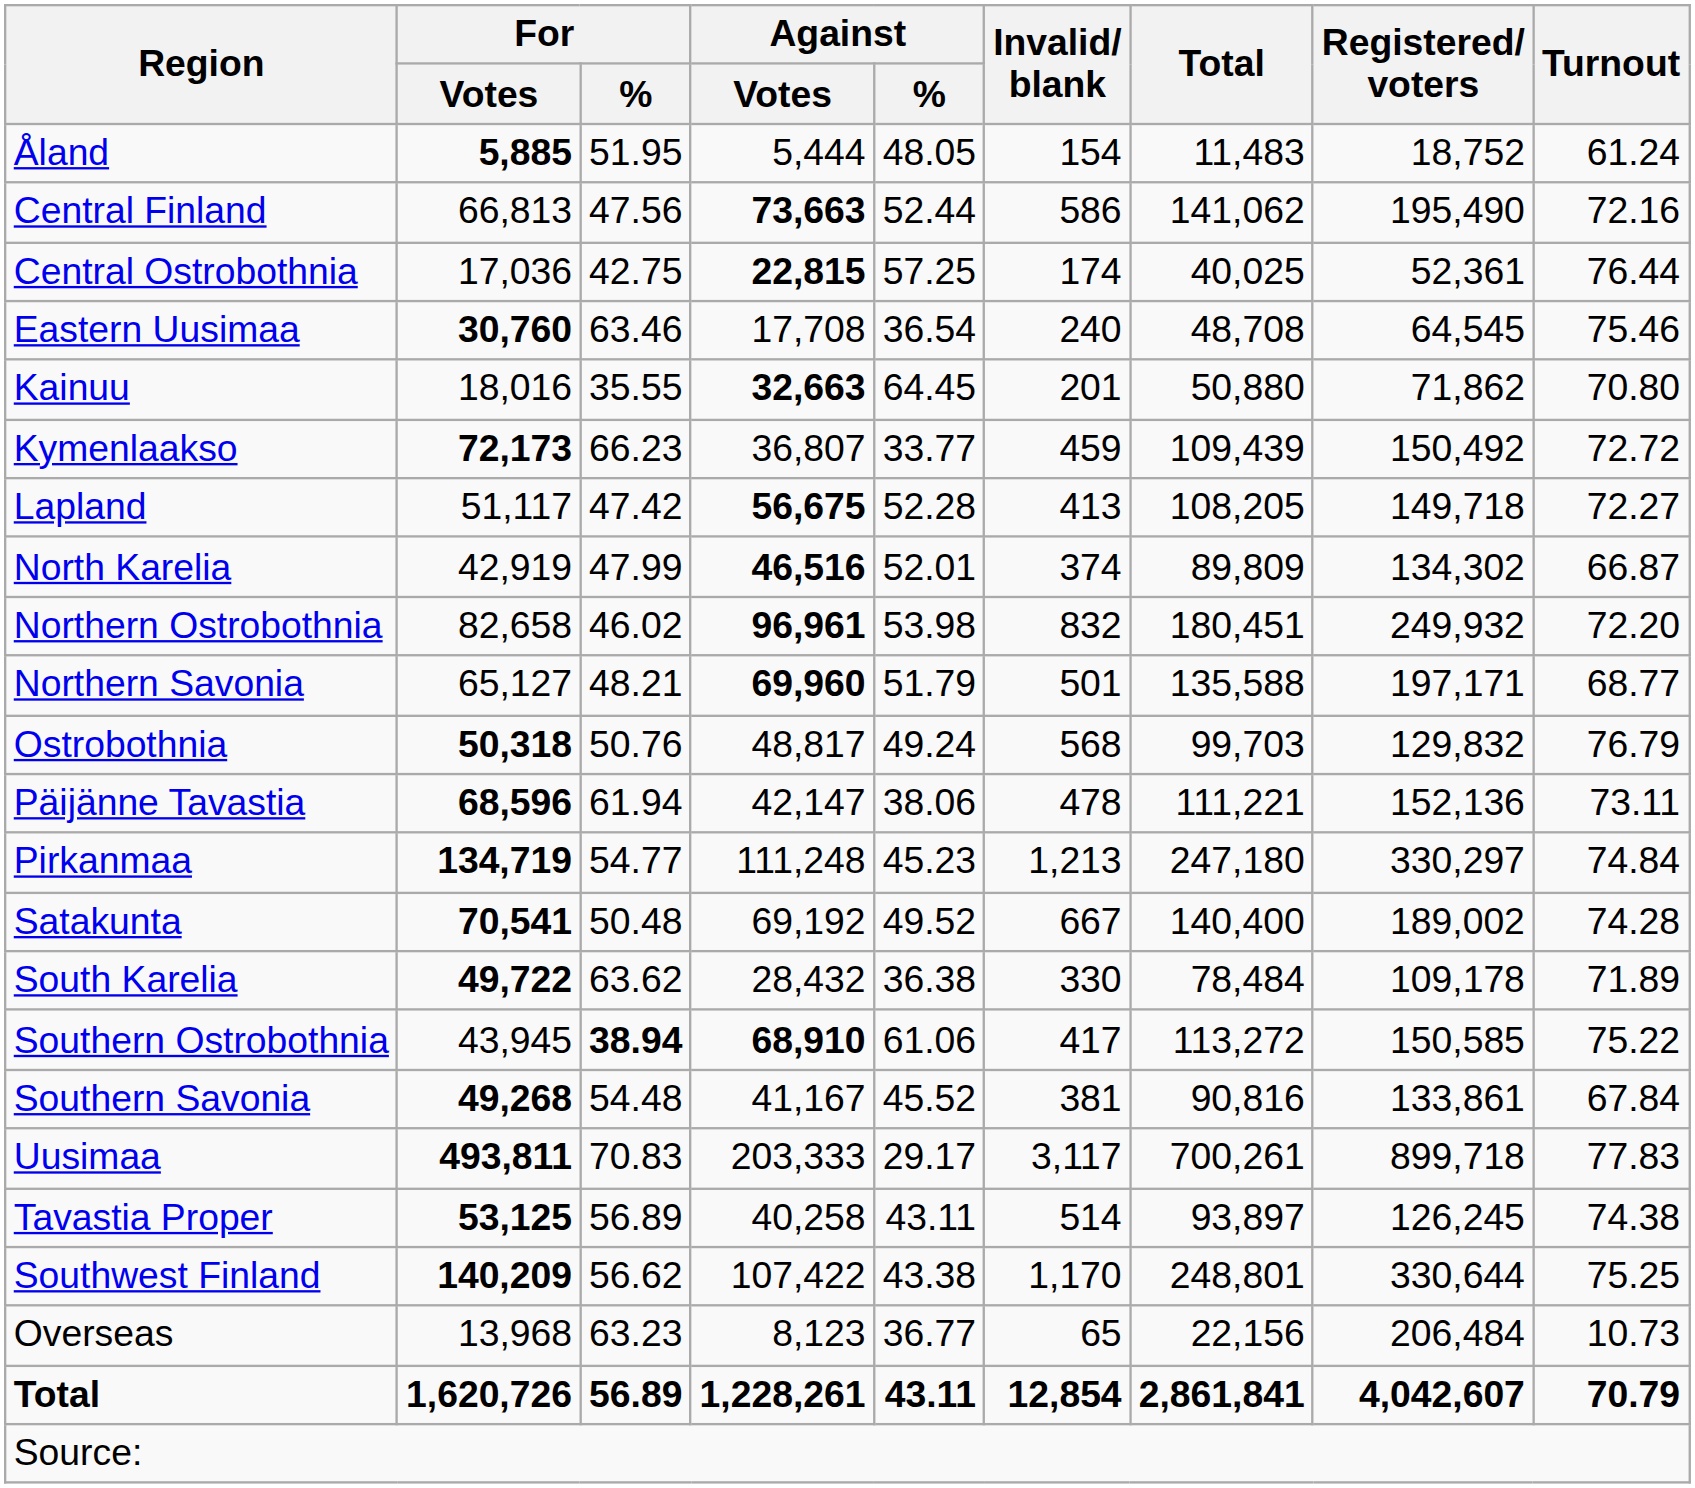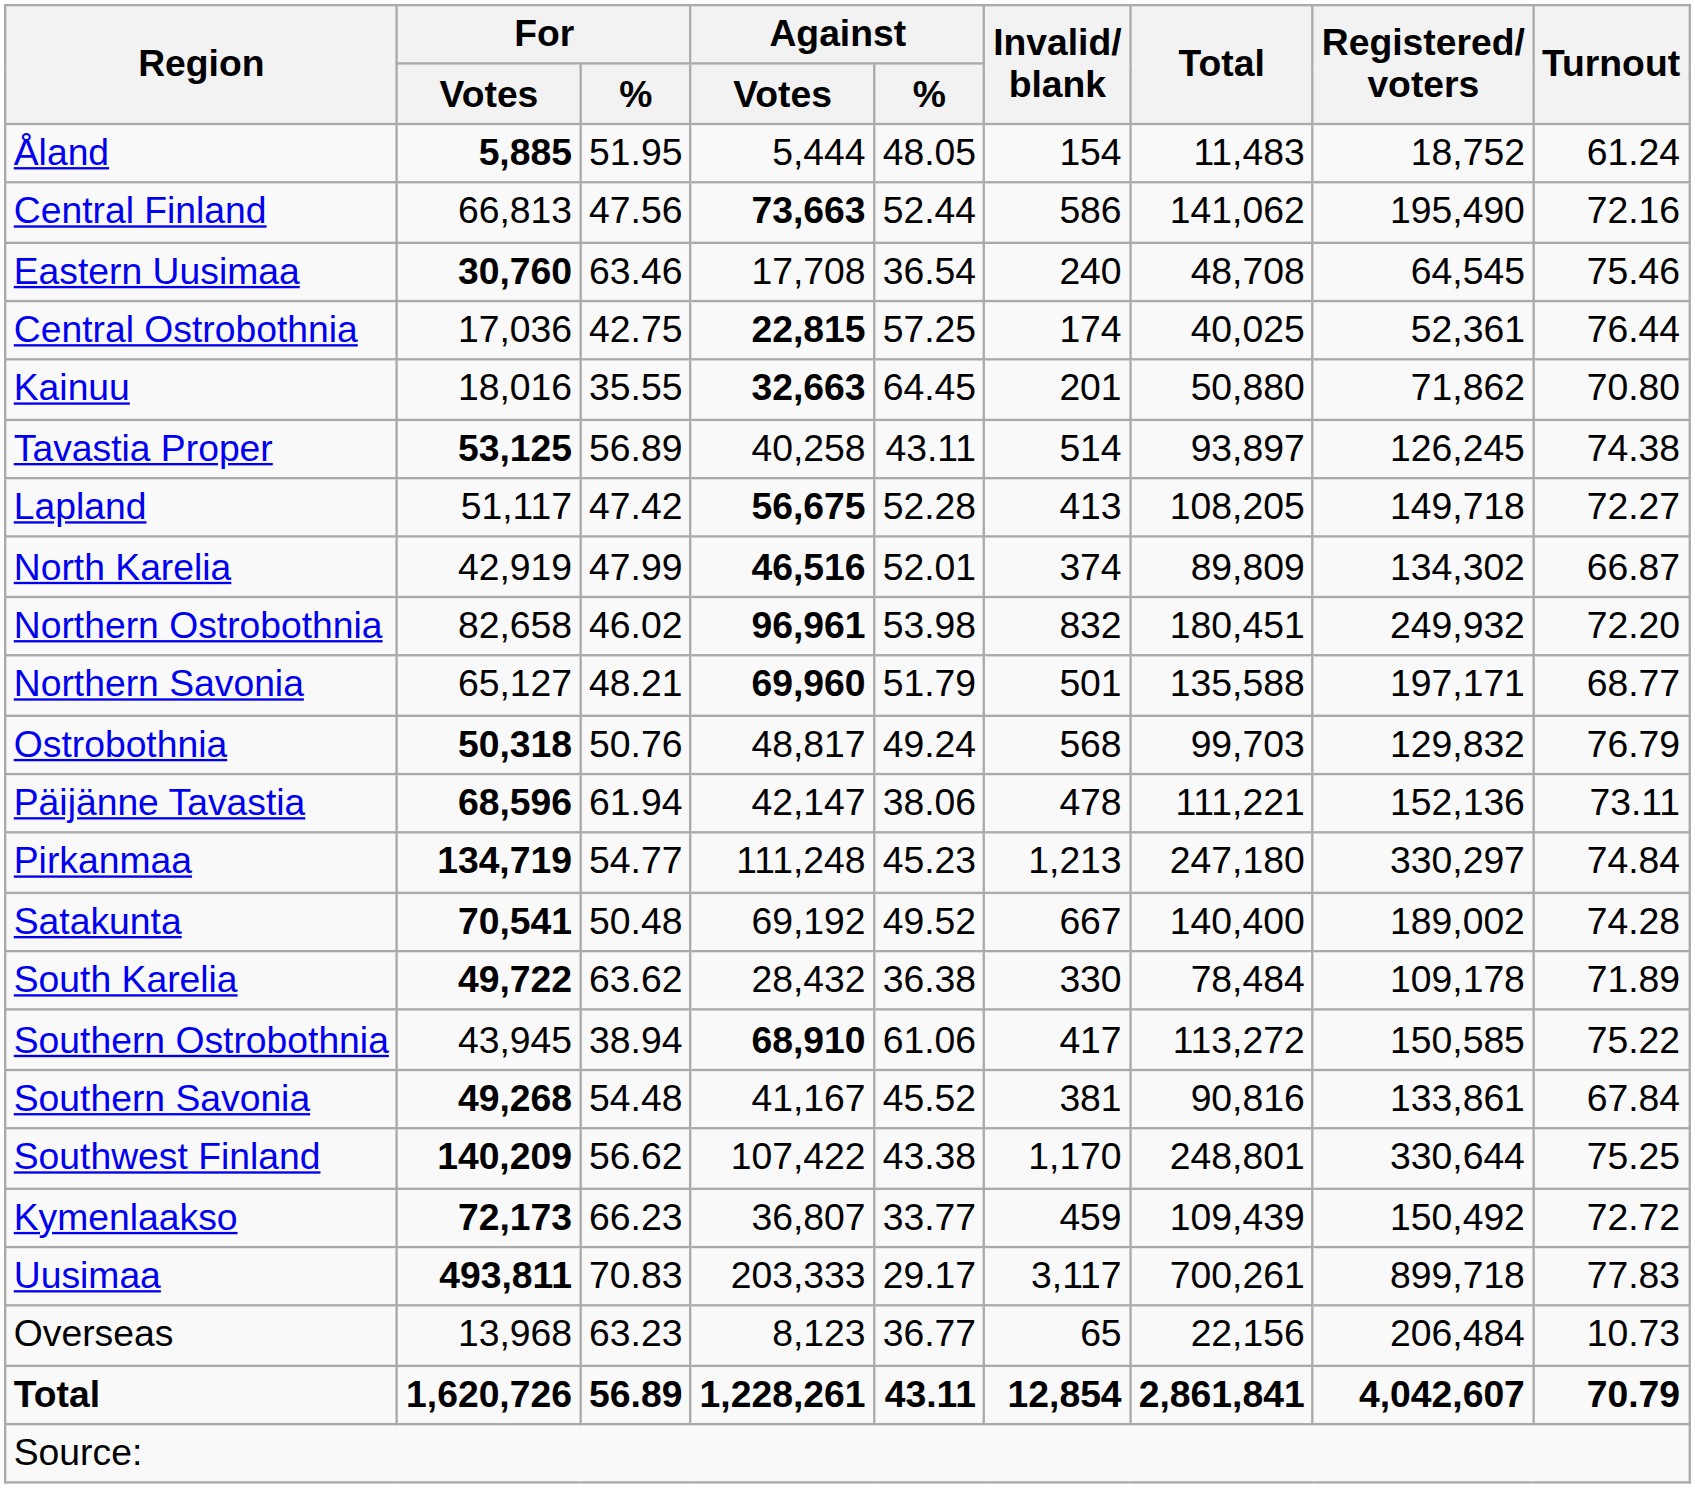rows swapped: (186, 270) <-> (157, 329)
rows swapped: (126, 447) <-> (143, 1216)
(636, 1039) bold -> (636, 1039) normal
rows swapped: (167, 1275) <-> (87, 1157)
